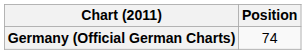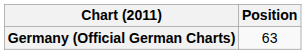(270, 37) 74 -> (270, 37) 63
